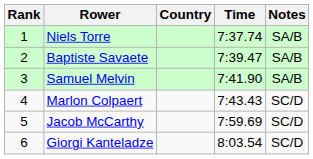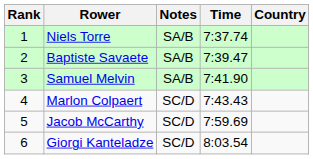columns swapped: (185, 15) <-> (287, 15)
